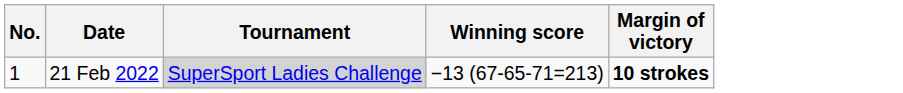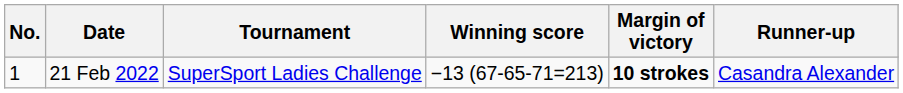+ column: (806, 31)
(295, 73) lightgrey background -> (295, 73) no background
